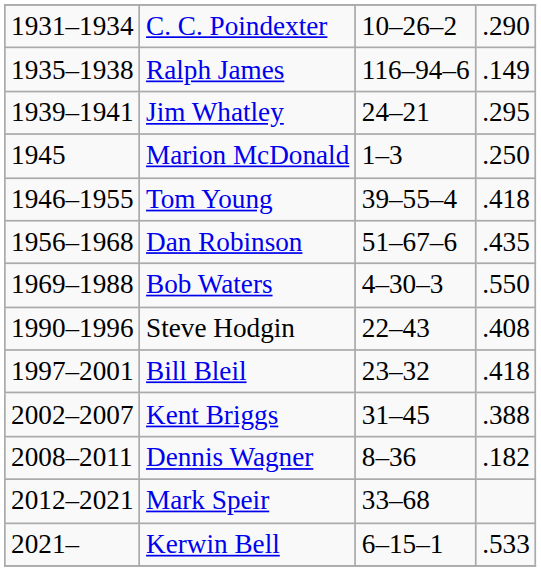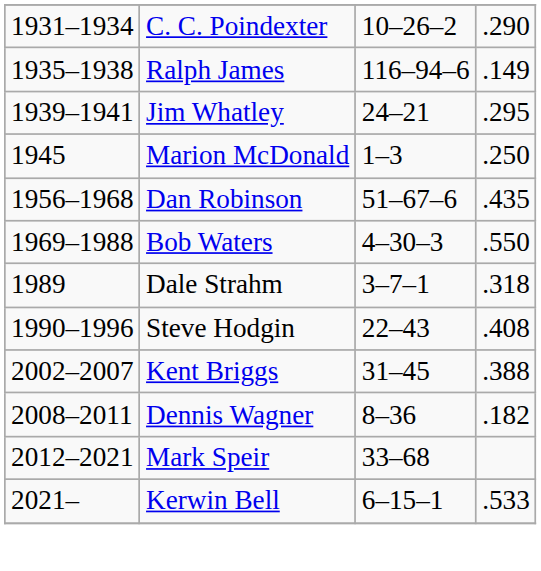- row: (209, 198)
+ row: (214, 284)
- row: (196, 371)
